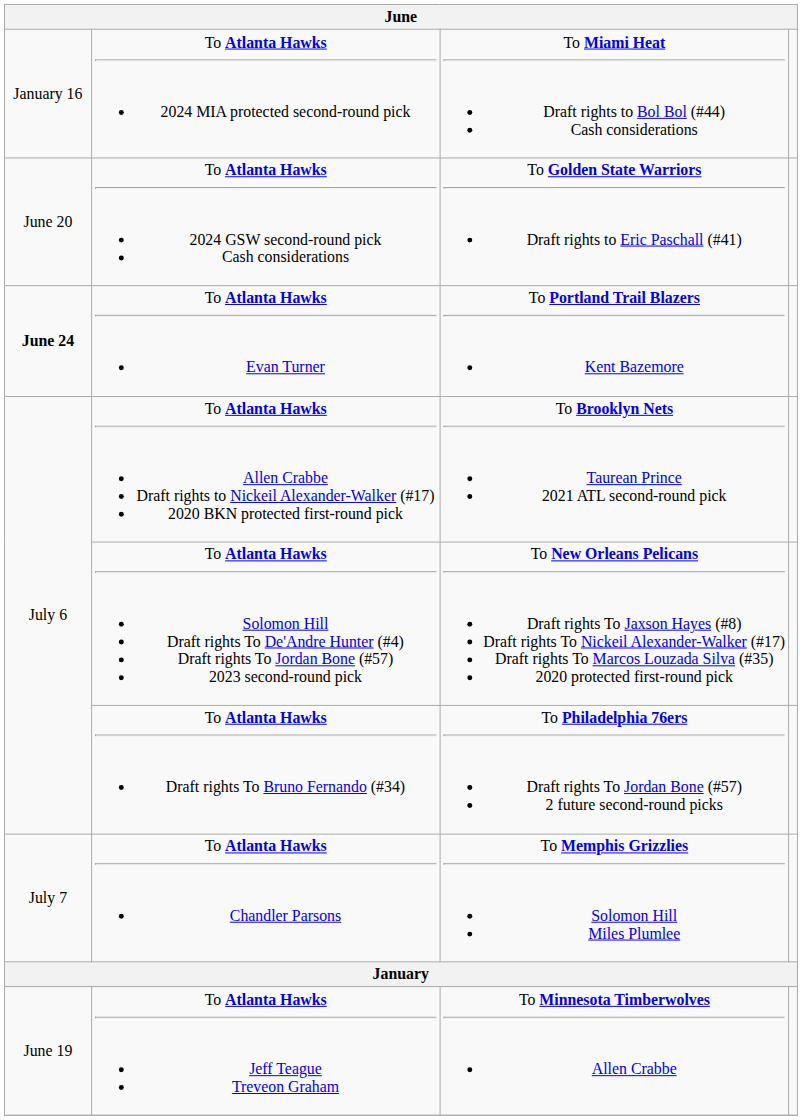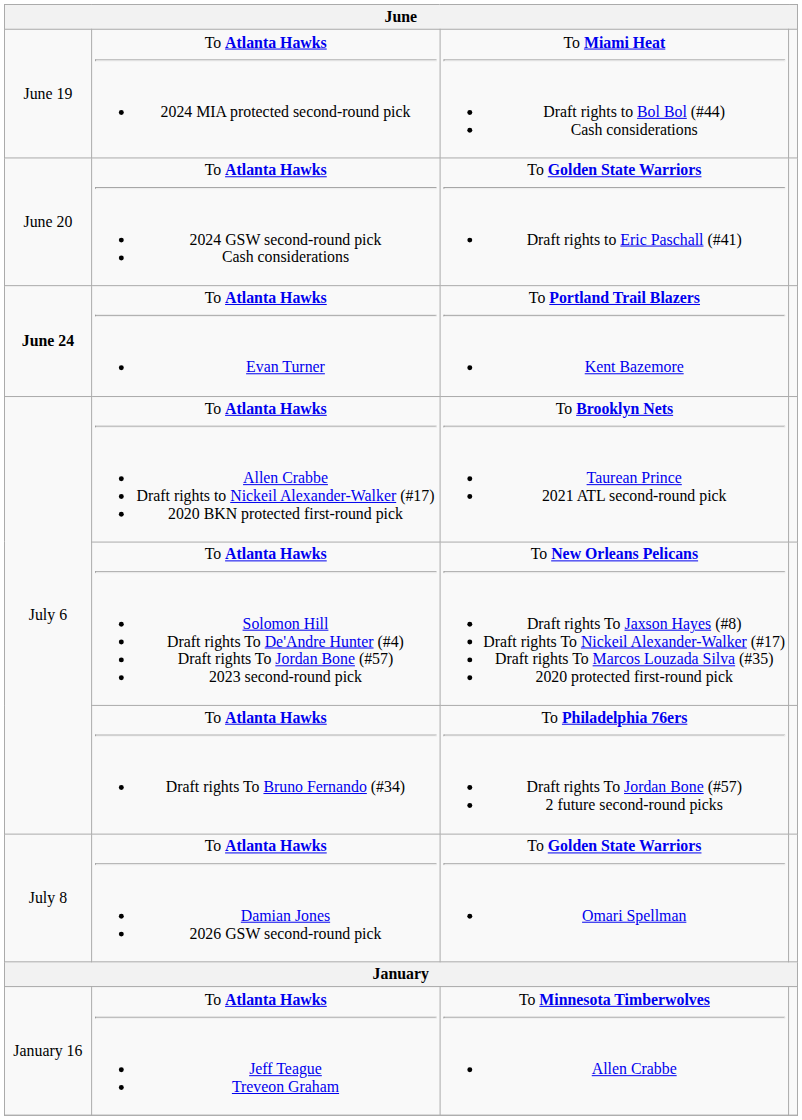(48, 93) January 16 -> (48, 93) June 19
- row: (266, 881)
+ row: (266, 890)
(48, 1050) June 19 -> (48, 1050) January 16
